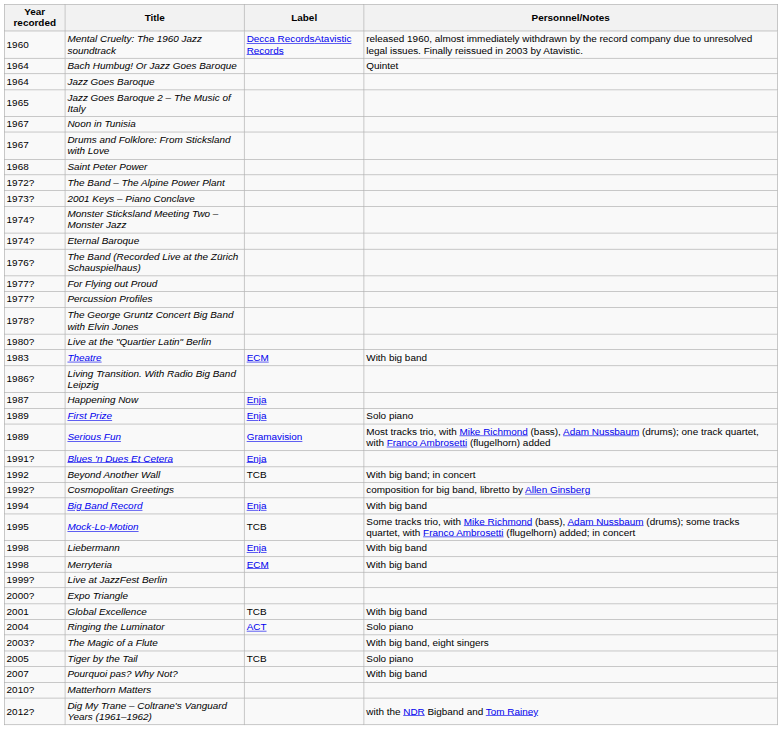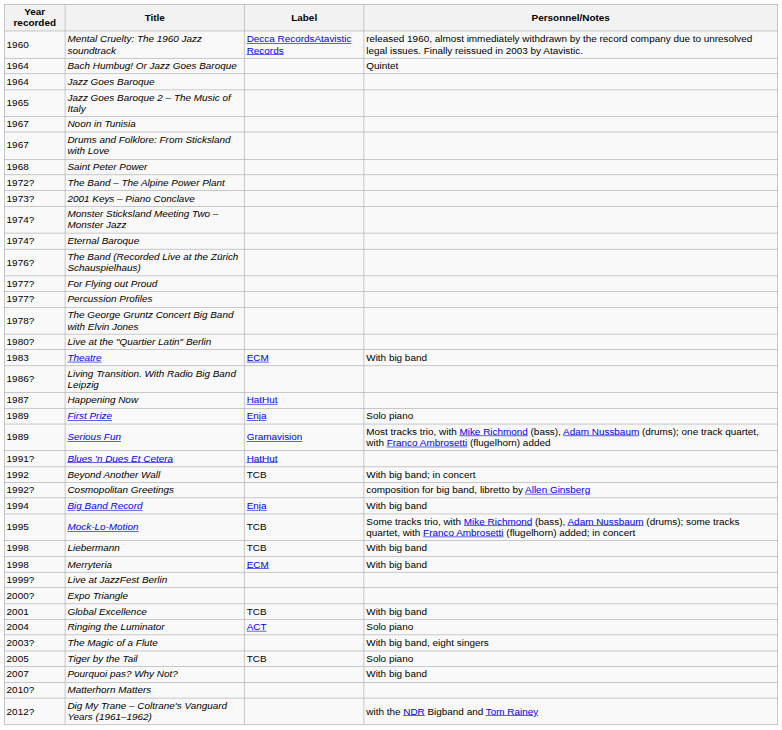(257, 400) Enja -> (262, 400) HatHut
(257, 458) Enja -> (262, 458) HatHut
(257, 548) Enja -> (257, 548) TCB
